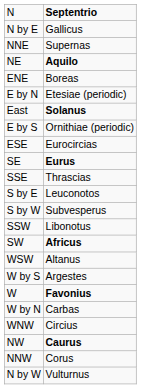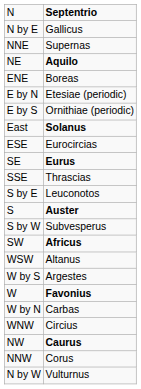rows swapped: (17, 111) <-> (22, 128)
+ row: (10, 210)
- row: (19, 227)
